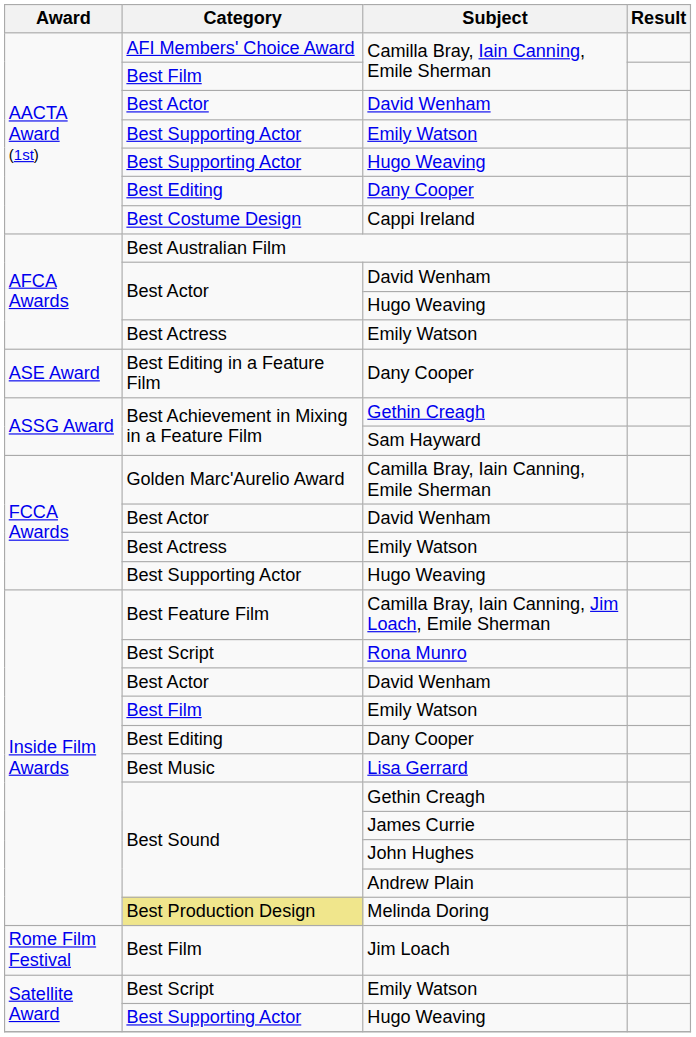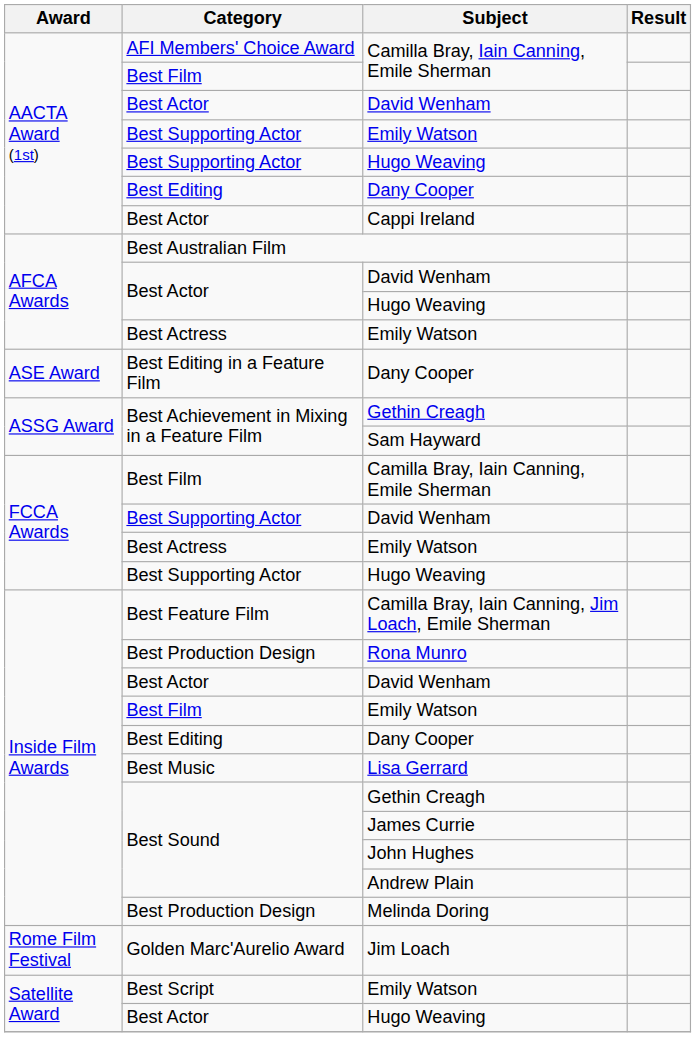(214, 219) Best Costume Design -> (168, 219) Best Actor
(235, 479) Golden Marc'Aurelio Award -> (164, 479) Best Film
(168, 518) Best Actor -> (214, 518) Best Supporting Actor
(170, 653) Best Script -> (221, 653) Best Production Design
(221, 911) khaki background -> (221, 911) no background
(164, 950) Best Film -> (235, 950) Golden Marc'Aurelio Award
(214, 1017) Best Supporting Actor -> (168, 1017) Best Actor
